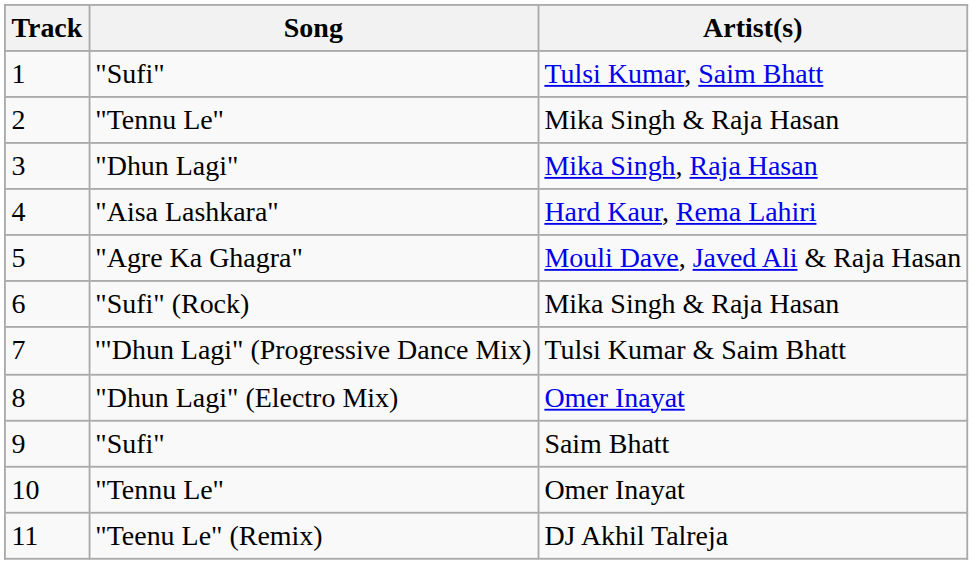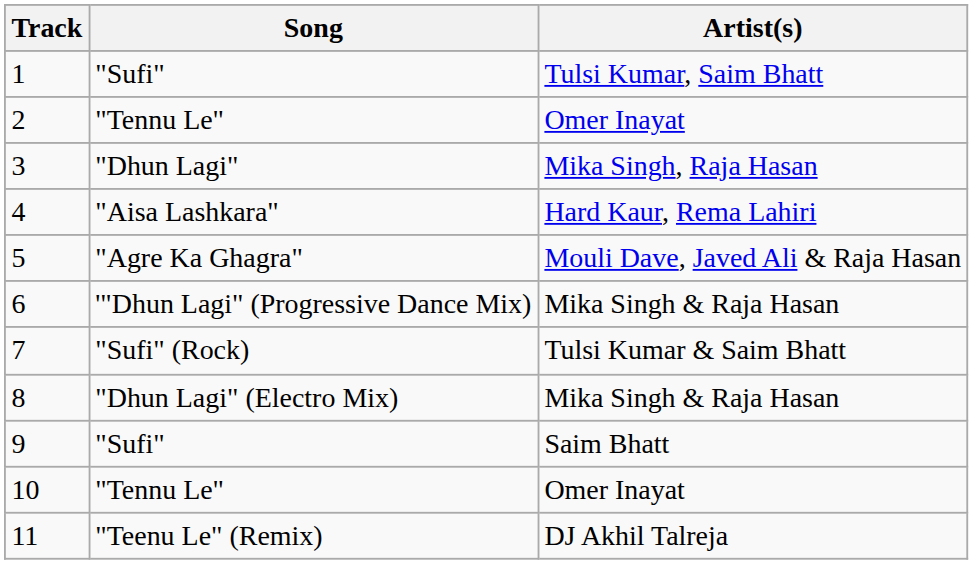(692, 119) Mika Singh & Raja Hasan -> (615, 119) Omer Inayat
(172, 304) "Sufi" (Rock) -> (313, 304) '"Dhun Lagi" (Progressive Dance Mix)
(313, 350) '"Dhun Lagi" (Progressive Dance Mix) -> (172, 350) "Sufi" (Rock)
(615, 396) Omer Inayat -> (692, 396) Mika Singh & Raja Hasan
